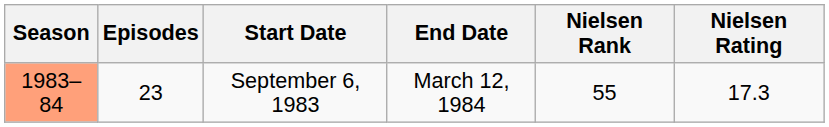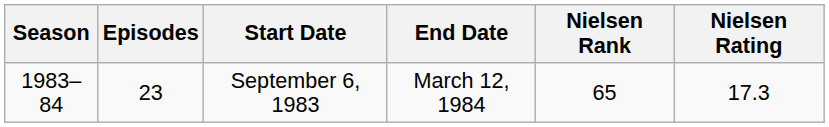(51, 92) lightsalmon background -> (51, 92) no background
(605, 92) 55 -> (605, 92) 65
